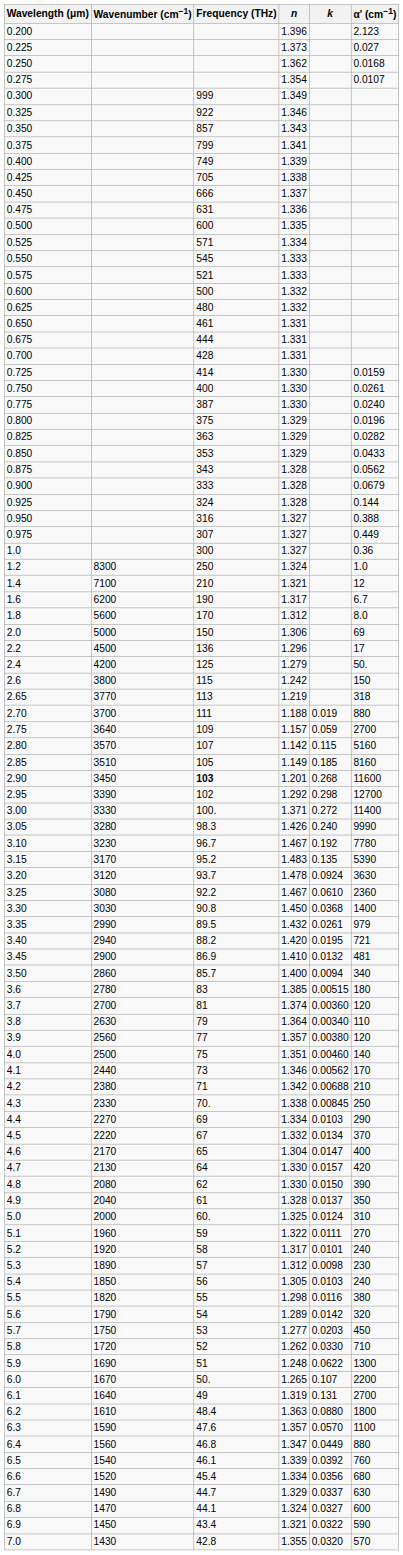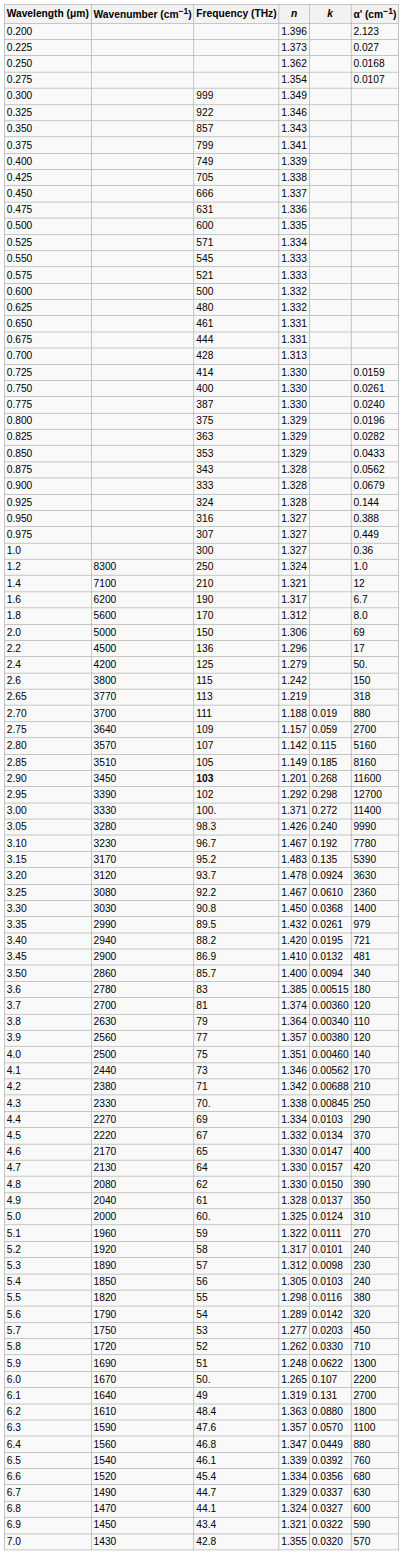(294, 356) 1.331 -> (294, 356) 1.313
(294, 1152) 1.304 -> (294, 1152) 1.330
